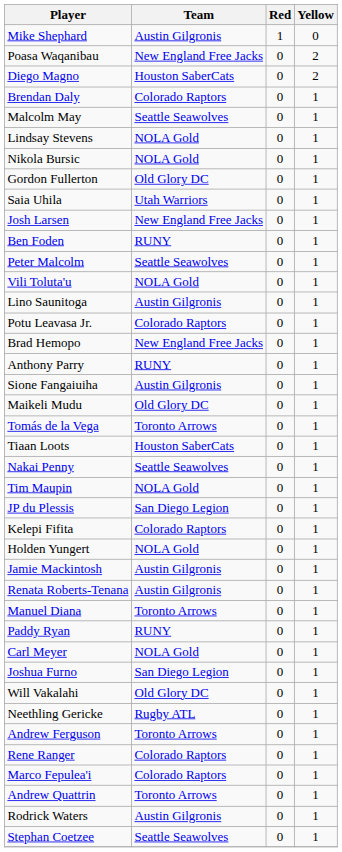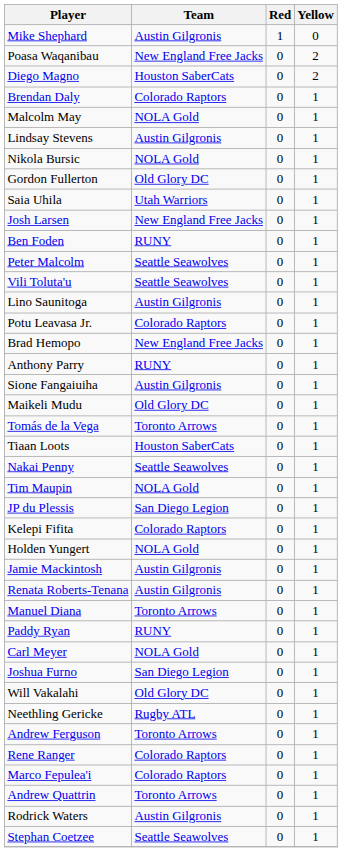(181, 117) Seattle Seawolves -> (167, 117) NOLA Gold
(167, 138) NOLA Gold -> (178, 138) Austin Gilgronis
(167, 281) NOLA Gold -> (181, 281) Seattle Seawolves
